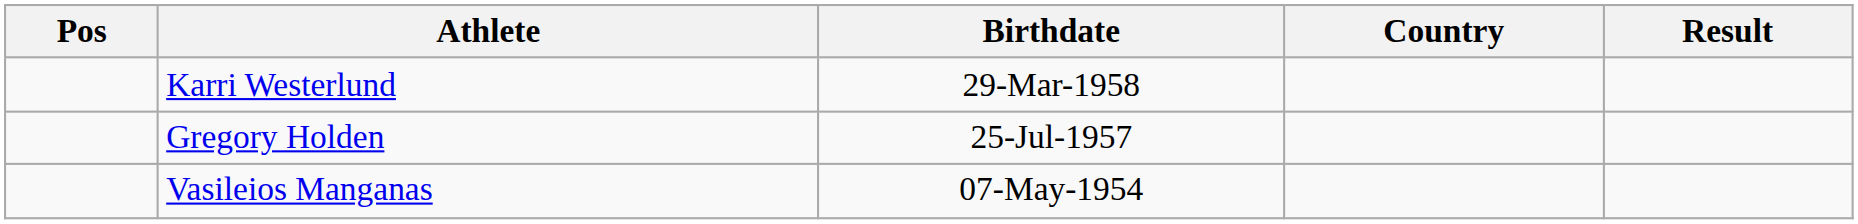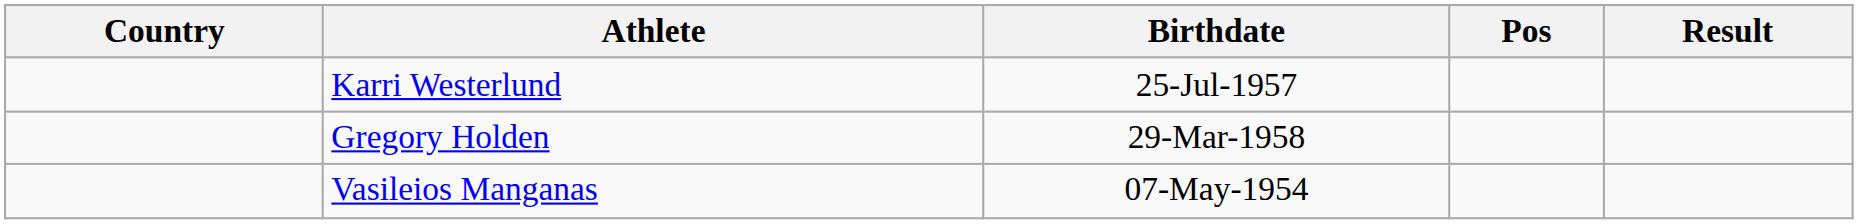columns swapped: (82, 31) <-> (1444, 31)
(1051, 84) 29-Mar-1958 -> (1216, 84) 25-Jul-1957
(1051, 137) 25-Jul-1957 -> (1216, 137) 29-Mar-1958
